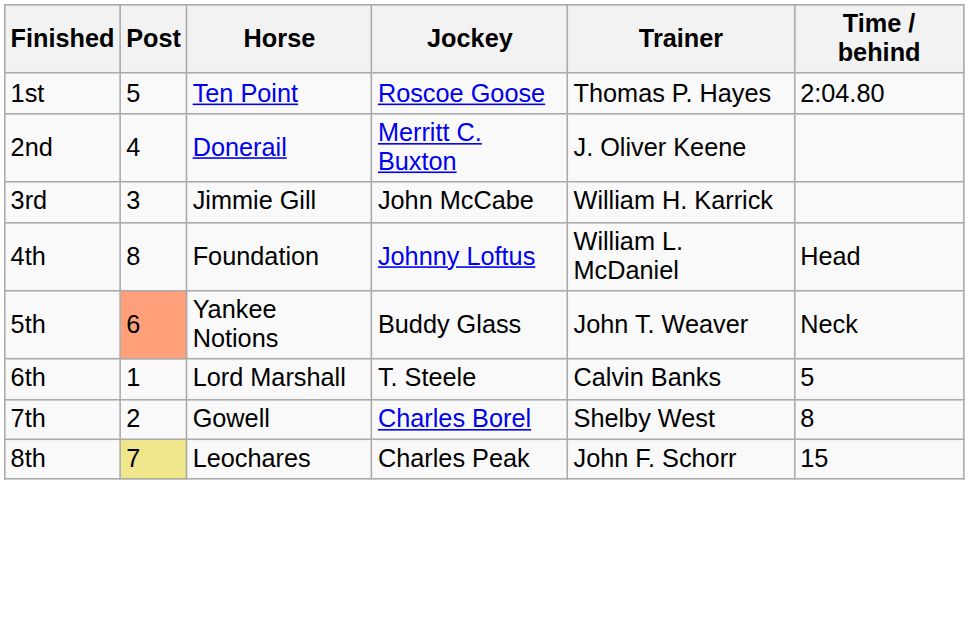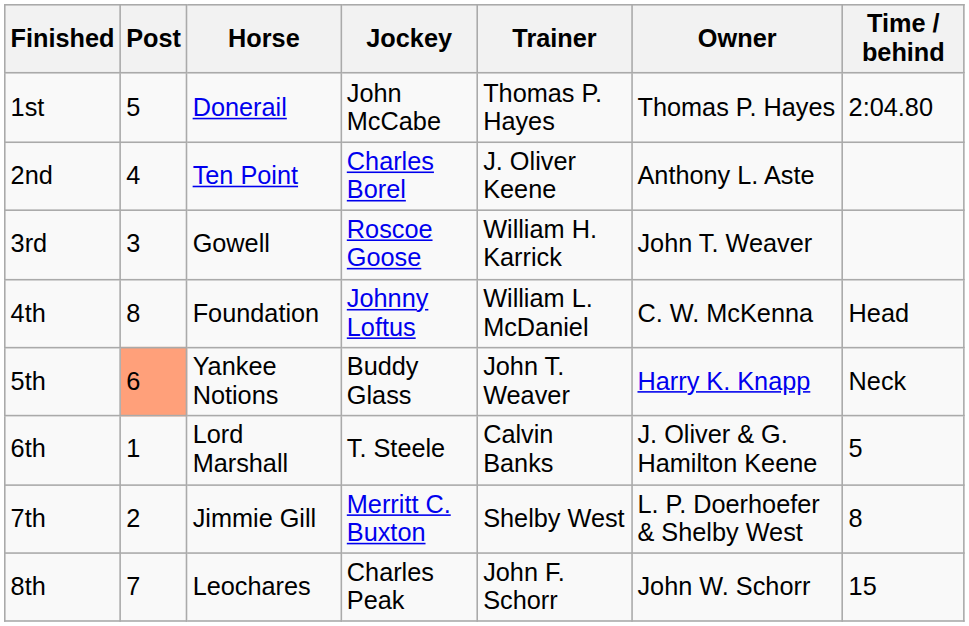+ column: (737, 38)
(245, 93) Ten Point -> (240, 107) Donerail
(462, 93) Roscoe Goose -> (394, 107) John McCabe
(240, 147) Donerail -> (245, 175) Ten Point
(430, 147) Merritt C. Buxton -> (390, 175) Charles Borel
(254, 201) Jimmie Gill -> (231, 244) Gowell
(456, 201) John McCabe -> (390, 244) Roscoe Goose
(231, 418) Gowell -> (254, 518) Jimmie Gill
(454, 418) Charles Borel -> (399, 518) Merritt C. Buxton
(133, 459) khaki background -> (133, 587) no background
